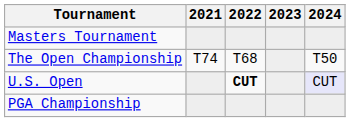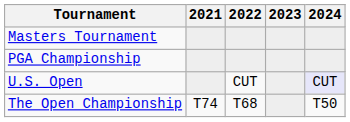rows swapped: (74, 105) <-> (95, 61)
(245, 83) bold -> (245, 83) normal
